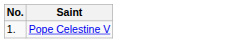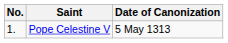+ column: (168, 12)
